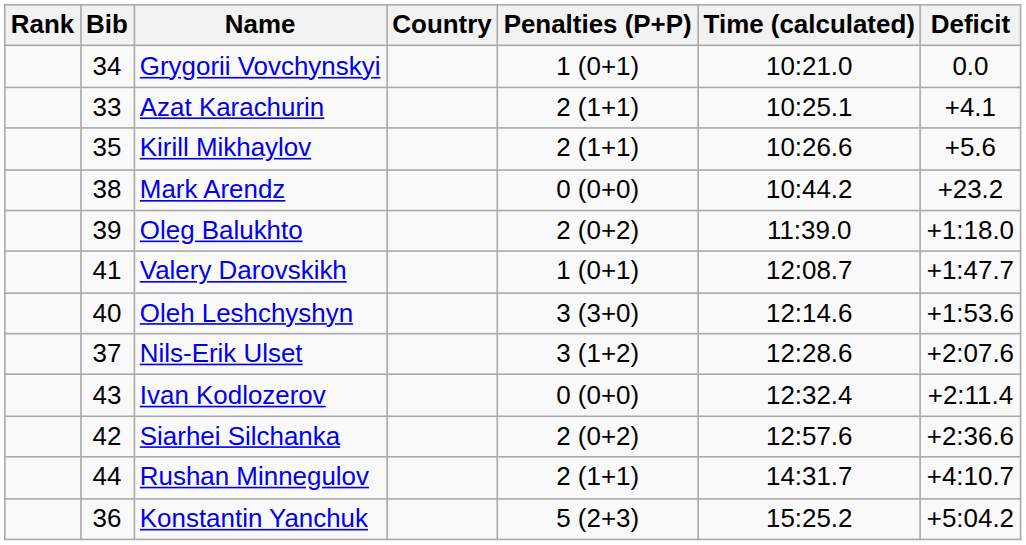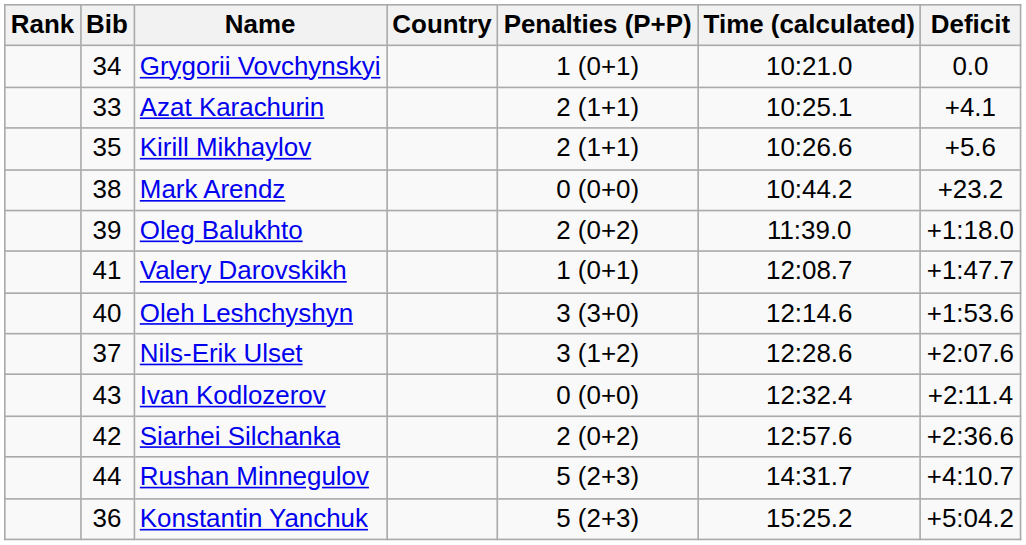(598, 477) 2 (1+1) -> (598, 477) 5 (2+3)
